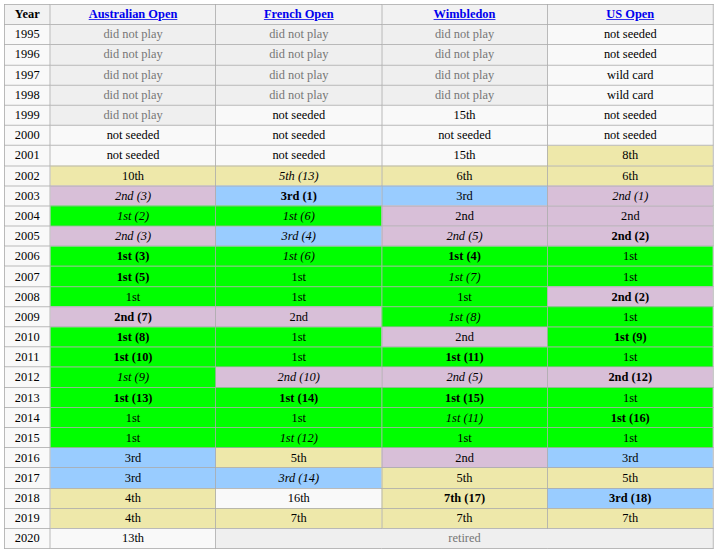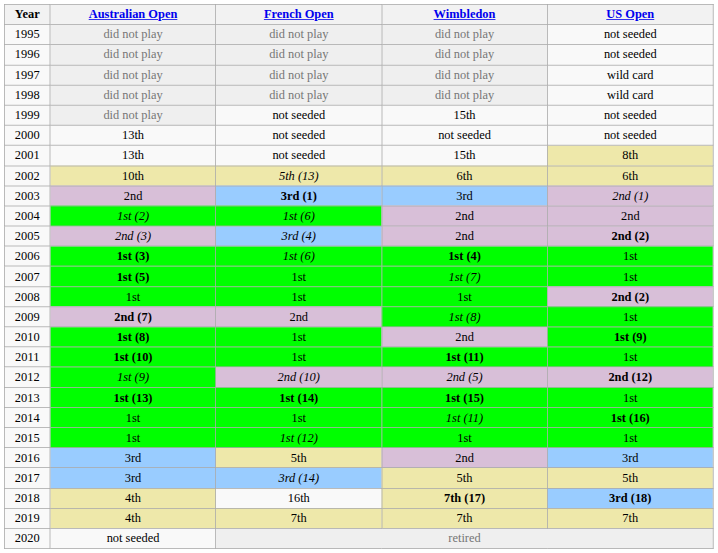(133, 134) not seeded -> (133, 134) 13th
(133, 155) not seeded -> (133, 155) 13th
(133, 195) 2nd (3) -> (133, 195) 2nd
(465, 235) 2nd (5) -> (465, 235) 2nd
(133, 537) 13th -> (133, 537) not seeded
